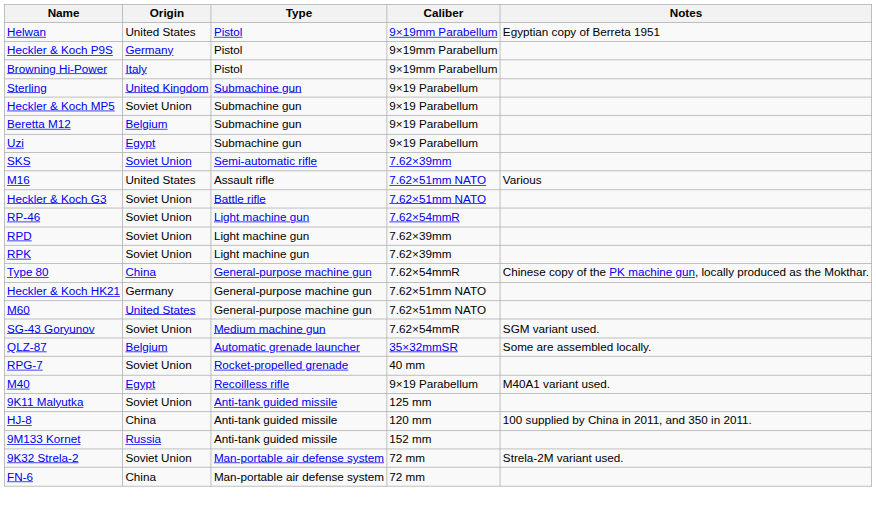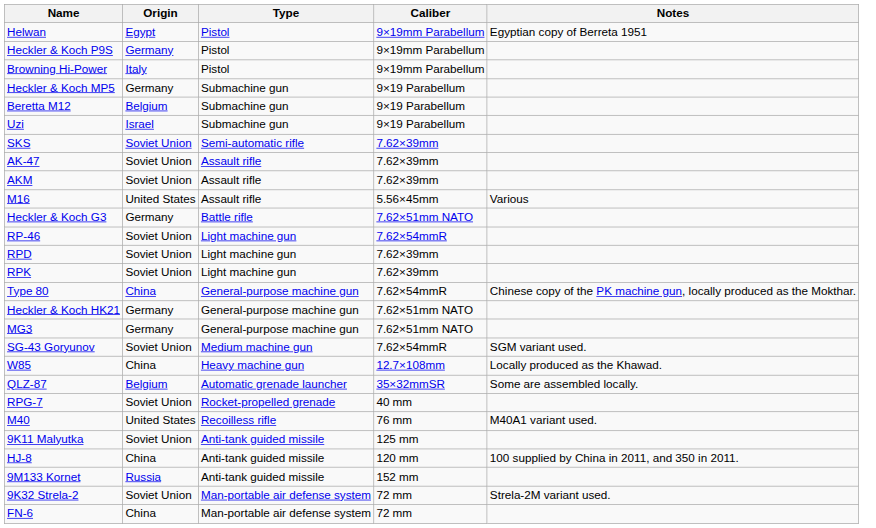(160, 32) United States -> (140, 32) Egypt
- row: (27, 87)
(159, 106) Soviet Union -> (149, 87) Germany
(140, 143) Egypt -> (140, 124) Israel
+ row: (23, 161)
+ row: (20, 180)
(438, 180) 7.62×51mm NATO -> (407, 198) 5.56×45mm
(159, 198) Soviet Union -> (149, 217) Germany
- row: (18, 310)
+ row: (20, 328)
+ row: (19, 365)
(140, 384) Egypt -> (160, 421) United States
(434, 384) 9×19 Parabellum -> (394, 421) 76 mm
